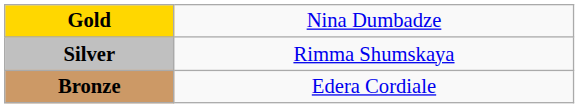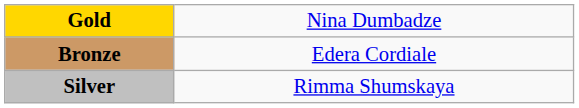rows swapped: (89, 53) <-> (89, 86)
